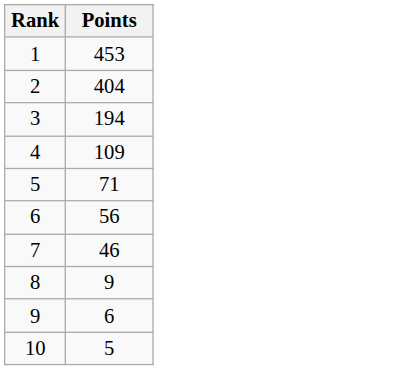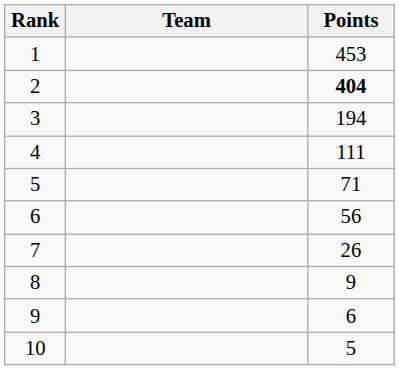+ column: (187, 20)
(109, 86) normal -> (351, 86) bold
(109, 151) 109 -> (351, 151) 111
(109, 250) 46 -> (351, 250) 26
